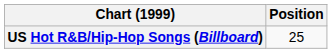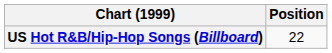(296, 37) 25 -> (296, 37) 22
